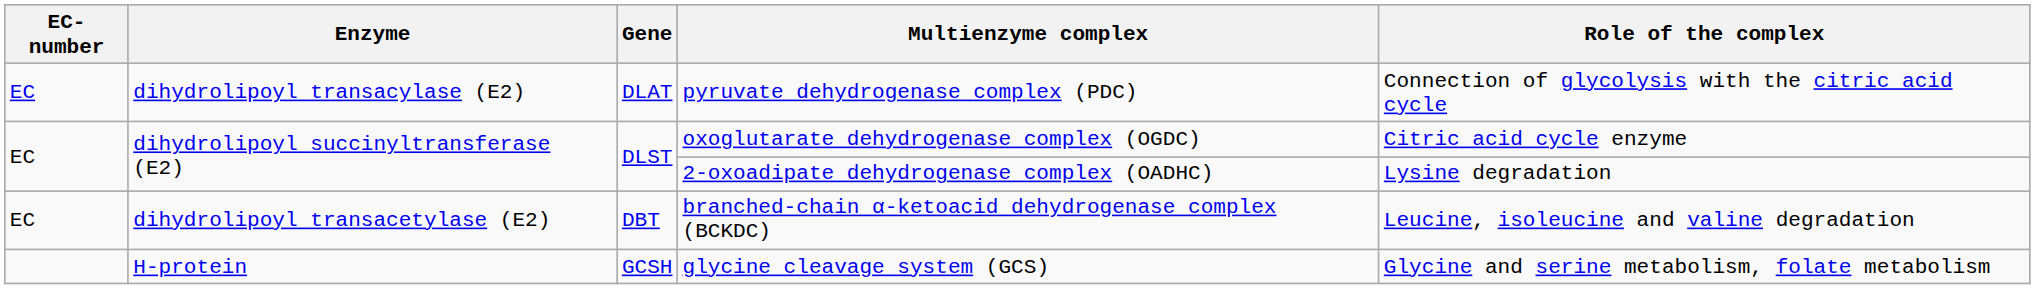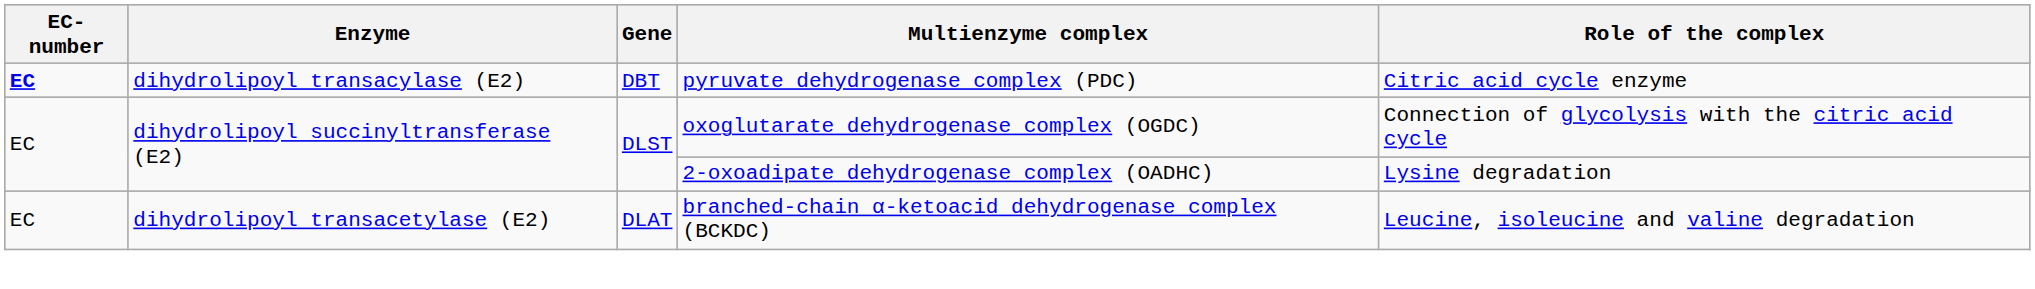(22, 93) normal -> (22, 81) bold
(647, 93) DLAT -> (641, 81) DBT
(1668, 93) Connection of glycolysis with the citric acid cycle -> (1535, 81) Citric acid cycle enzyme
(1535, 139) Citric acid cycle enzyme -> (1668, 127) Connection of glycolysis with the citric acid cycle
(641, 220) DBT -> (647, 220) DLAT
- row: (866, 266)
